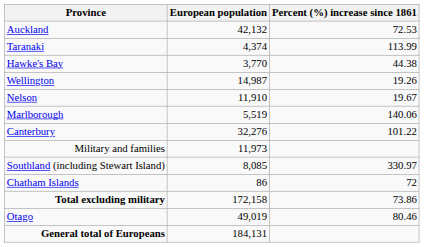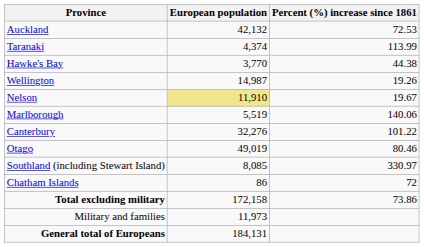(253, 98) no background -> (253, 98) khaki background
rows swapped: (20, 217) <-> (120, 149)
